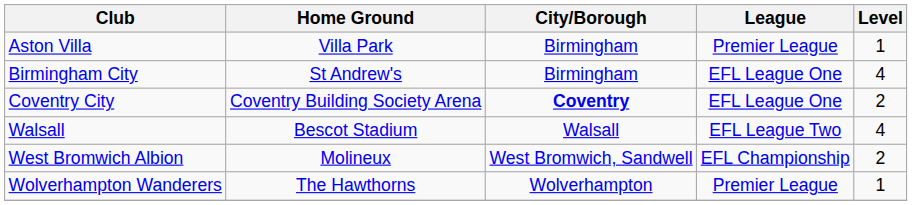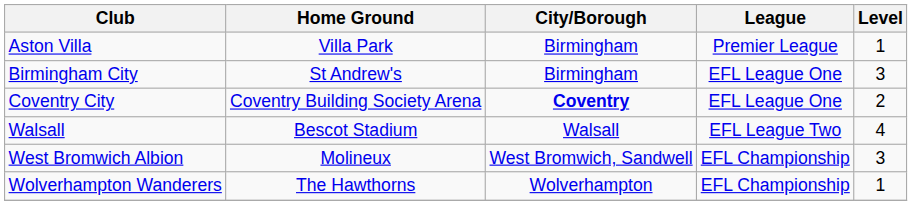(880, 74) 4 -> (880, 74) 3
(880, 158) 2 -> (880, 158) 3
(775, 185) Premier League -> (775, 185) EFL Championship
